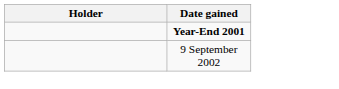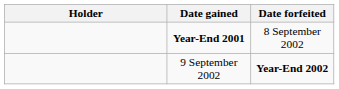+ column: (292, 13)
